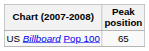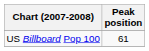(123, 38) 65 -> (123, 38) 61
